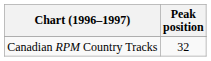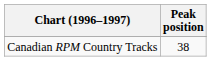(183, 46) 32 -> (183, 46) 38
